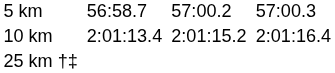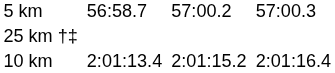rows swapped: (28, 36) <-> (41, 61)
